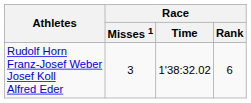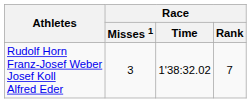(230, 71) 6 -> (230, 71) 7
